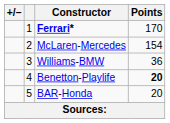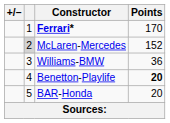(29, 45) no background -> (29, 45) lightgrey background
(154, 45) 154 -> (154, 45) 152
